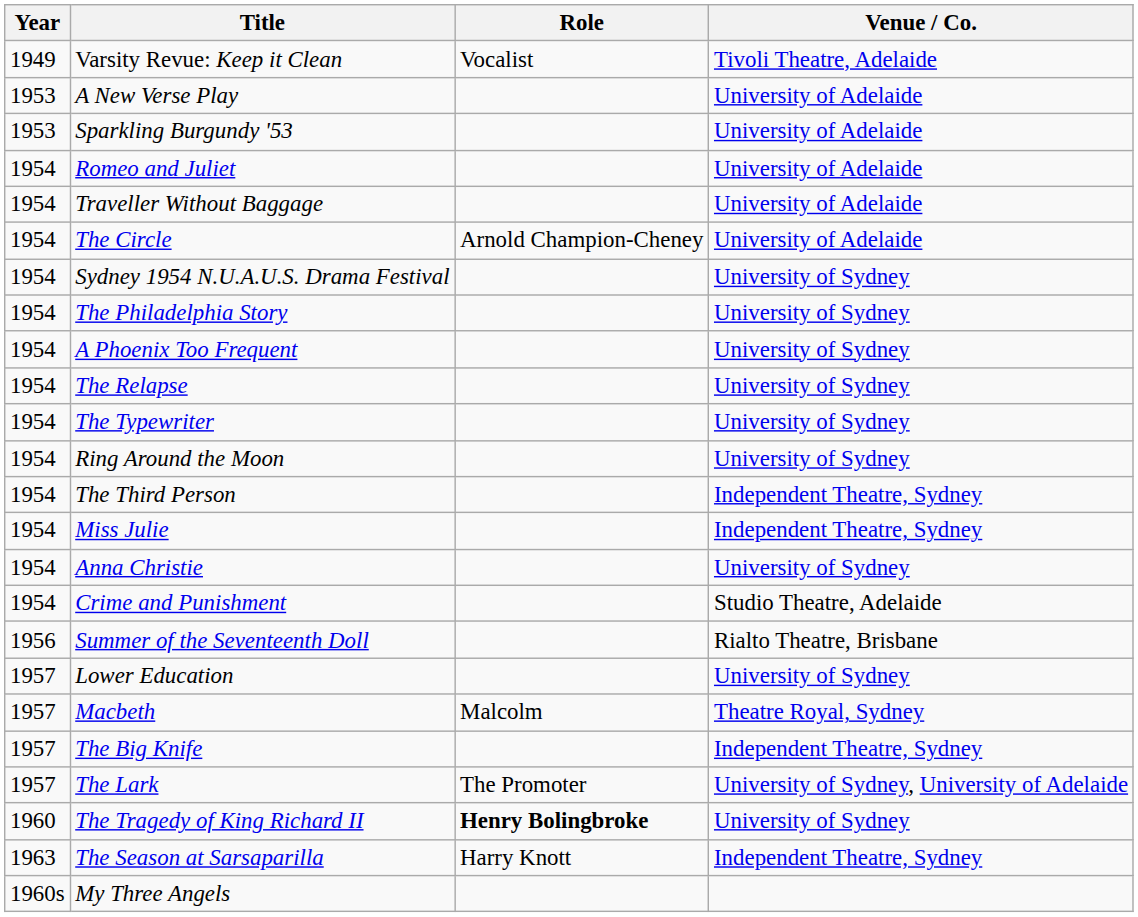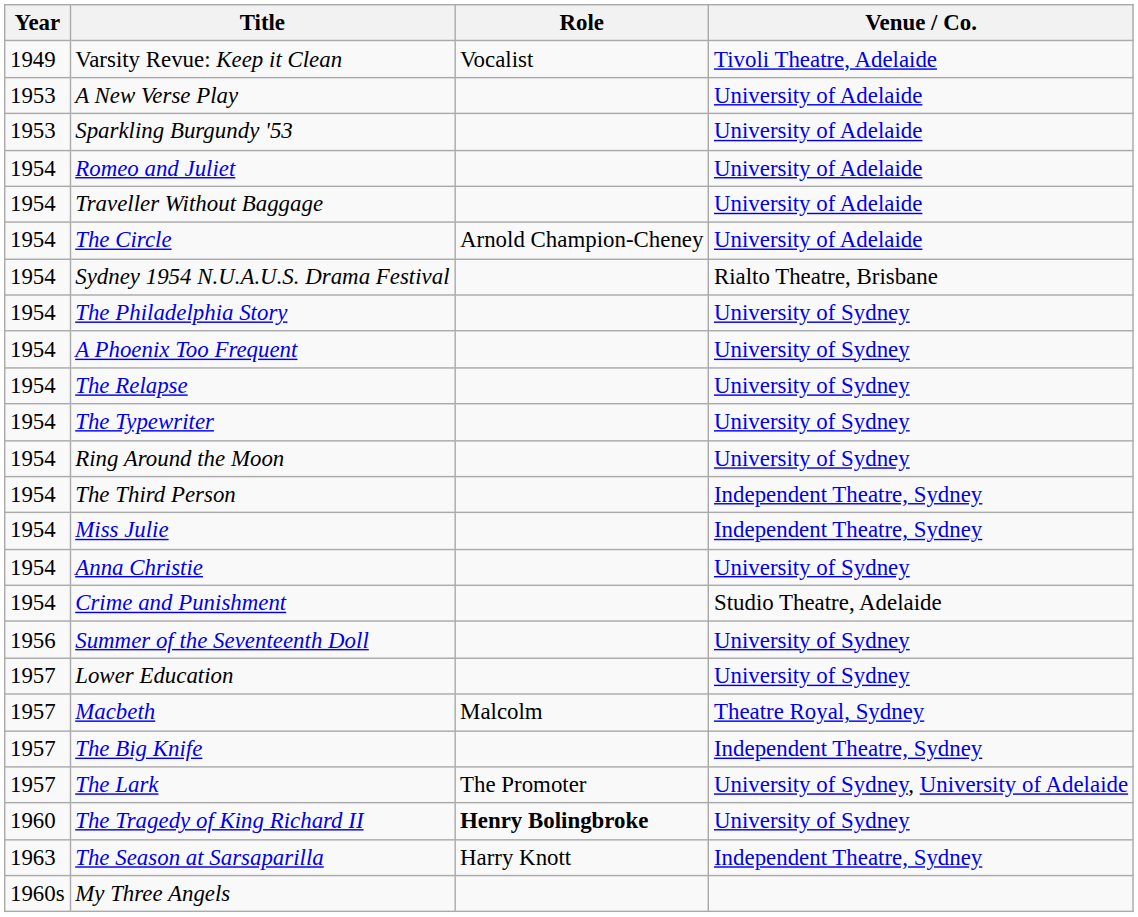(812, 276) University of Sydney -> (826, 276) Rialto Theatre, Brisbane
(826, 639) Rialto Theatre, Brisbane -> (812, 639) University of Sydney
